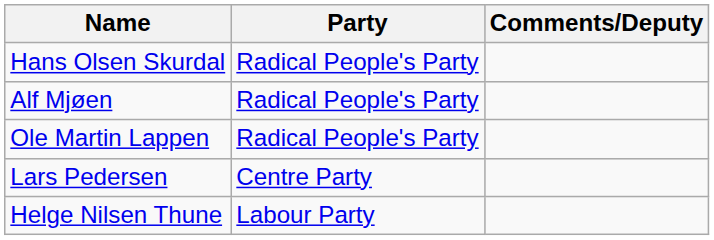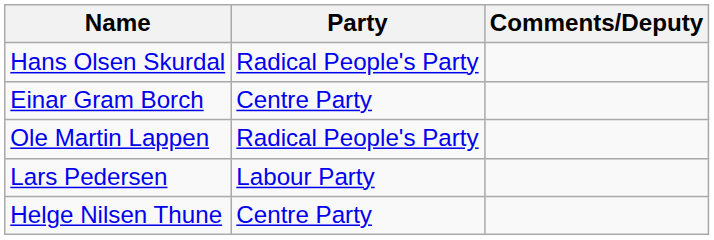- row: (61, 100)
+ row: (107, 100)
(304, 176) Centre Party -> (305, 176) Labour Party
(305, 215) Labour Party -> (304, 215) Centre Party
